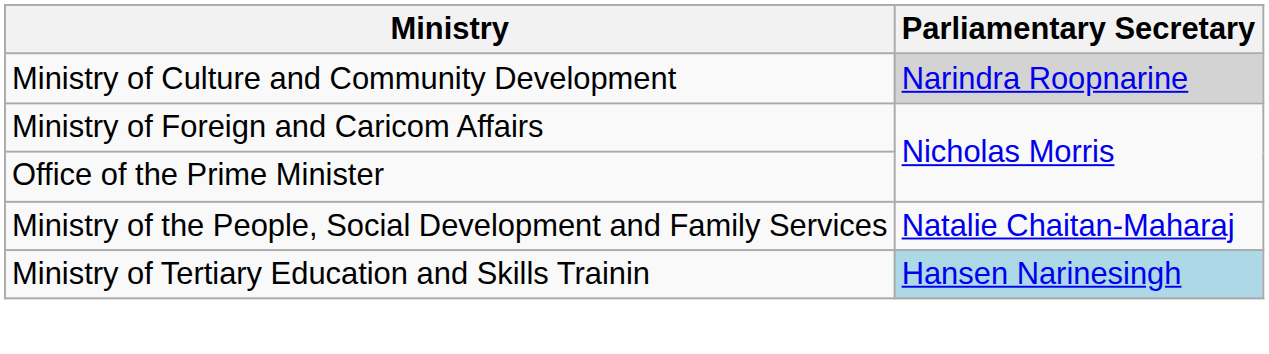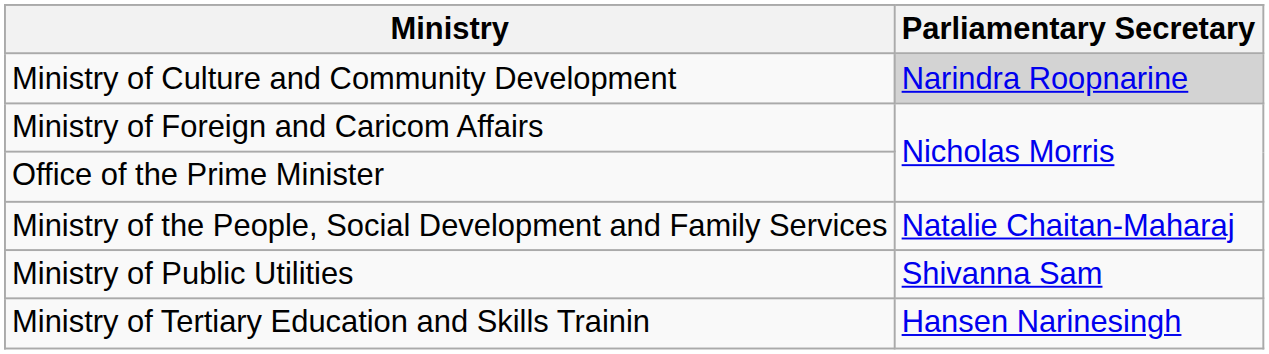+ row: (183, 273)
(1042, 273) lightblue background -> (1042, 322) no background
